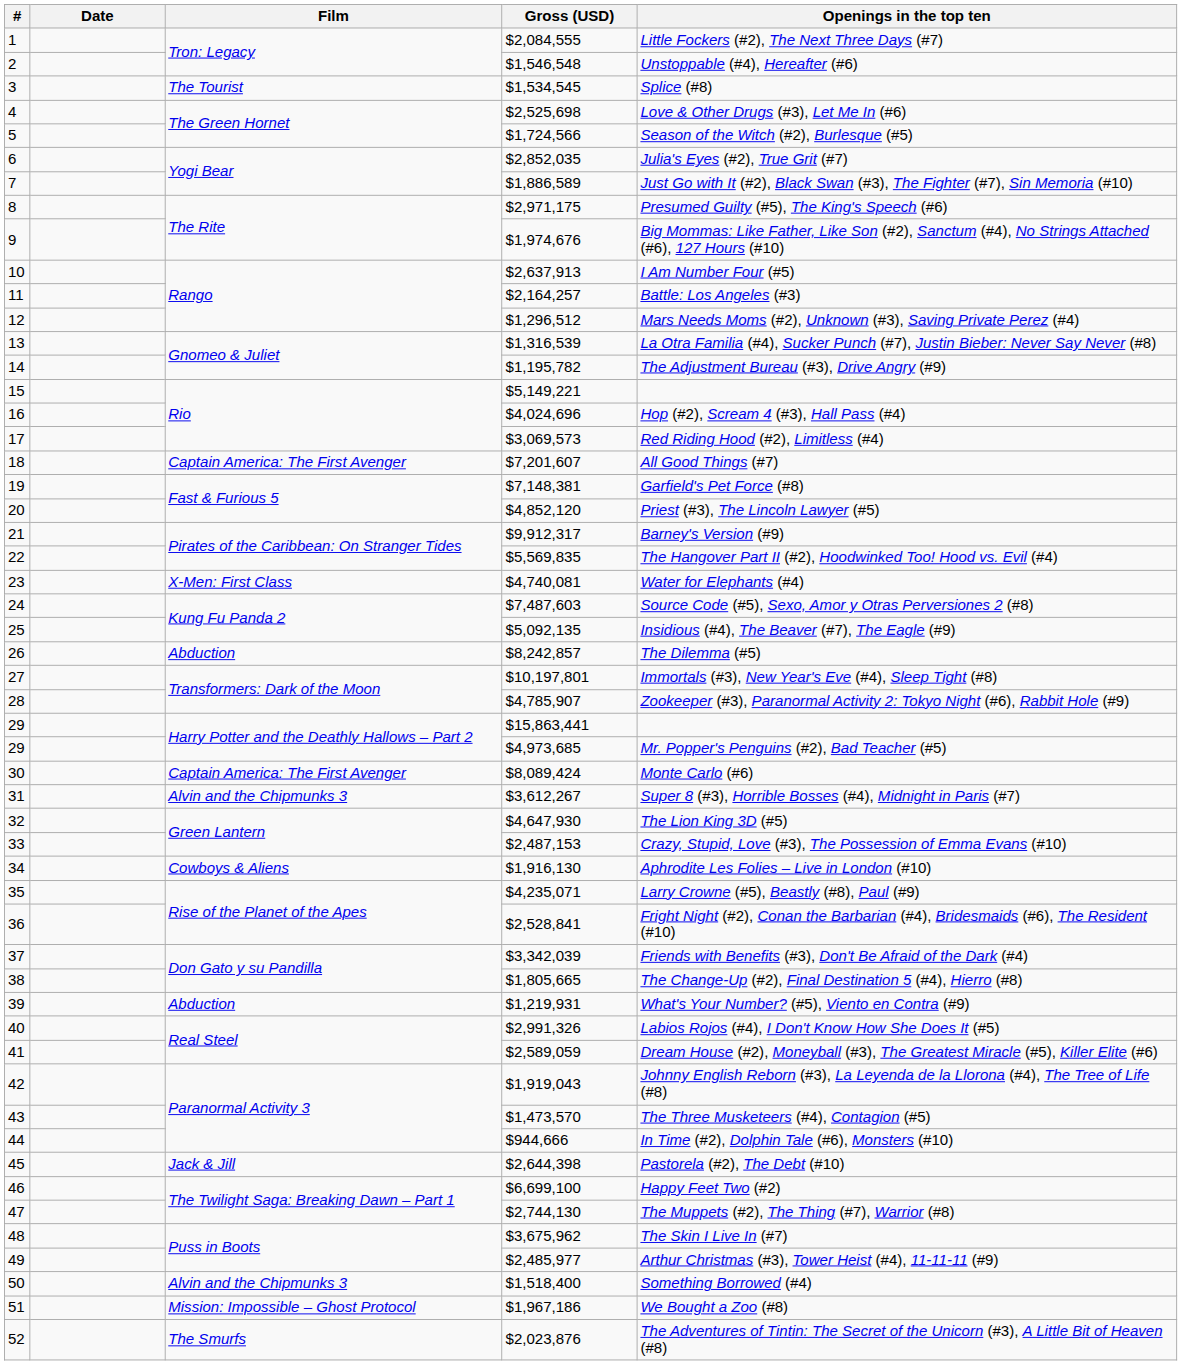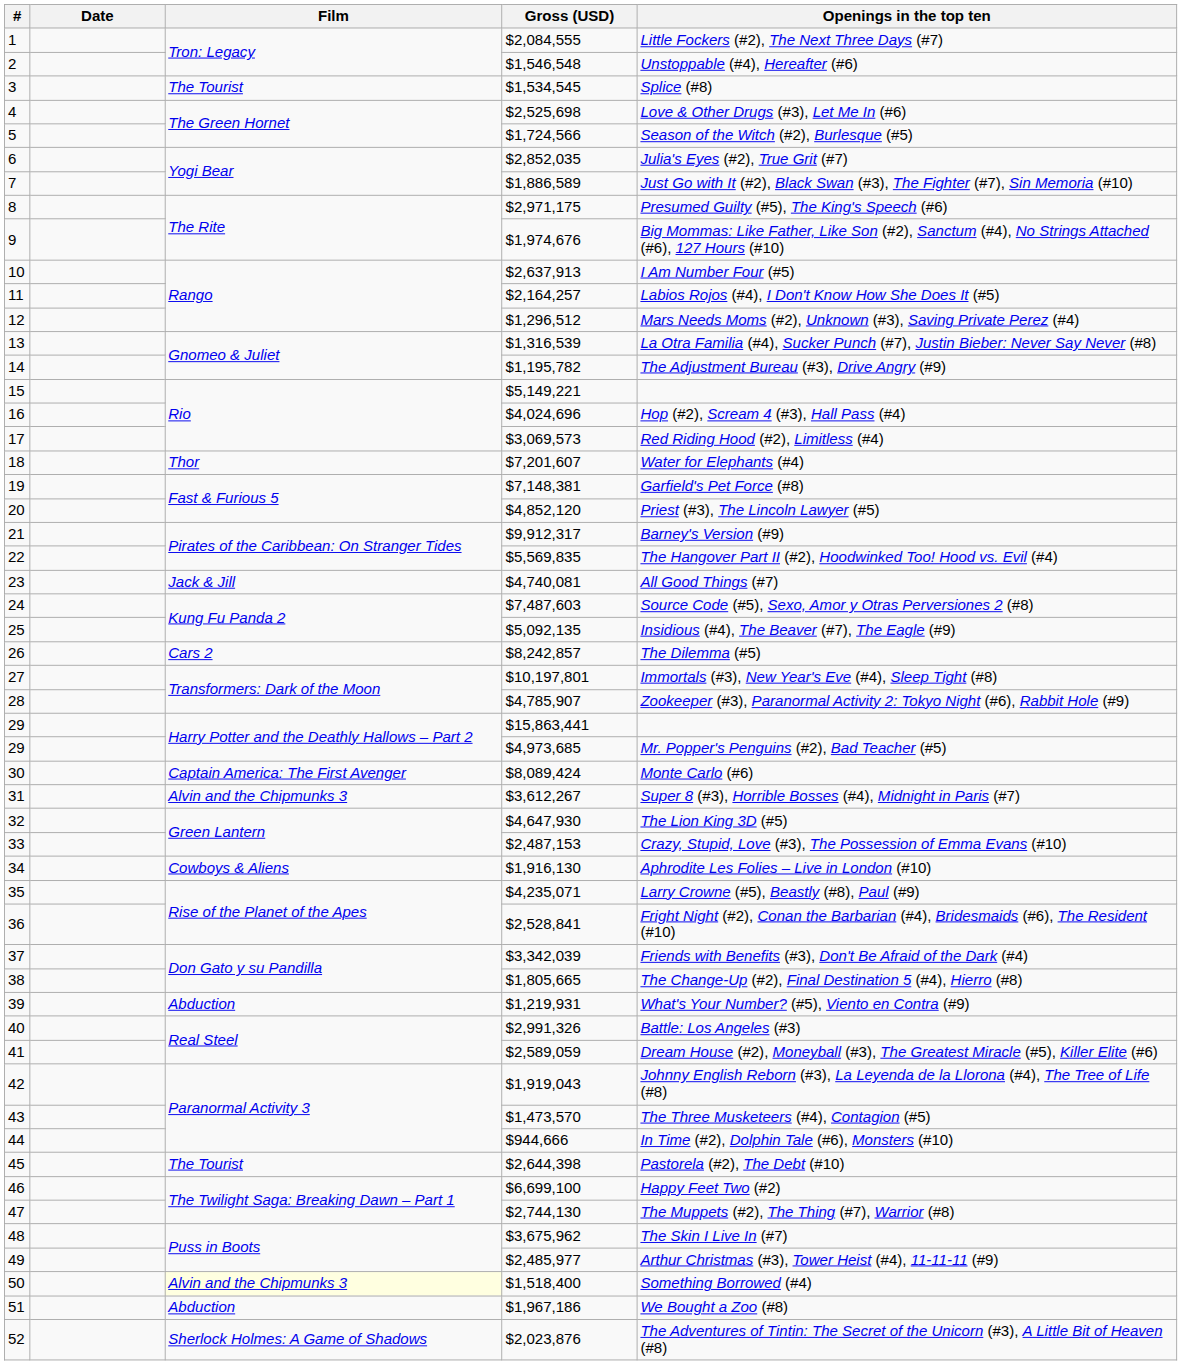(720, 295) Battle: Los Angeles (#3) -> (820, 295) Labios Rojos (#4), I Don't Know How She Does It (#5)
(287, 462) Captain America: The First Avenger -> (184, 462) Thor
(709, 462) All Good Things (#7) -> (722, 462) Water for Elephants (#4)
(230, 581) X-Men: First Class -> (202, 581) Jack & Jill
(722, 581) Water for Elephants (#4) -> (709, 581) All Good Things (#7)
(202, 653) Abduction -> (190, 653) Cars 2
(820, 1028) Labios Rojos (#4), I Don't Know How She Does It (#5) -> (720, 1028) Battle: Los Angeles (#3)
(202, 1164) Jack & Jill -> (206, 1164) The Tourist
(258, 1283) no background -> (258, 1283) lightyellow background
(292, 1307) Mission: Impossible – Ghost Protocol -> (202, 1307) Abduction
(207, 1339) The Smurfs -> (298, 1339) Sherlock Holmes: A Game of Shadows
